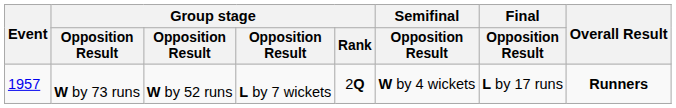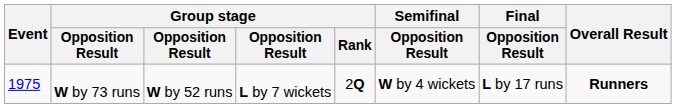(24, 84) 1957 -> (24, 84) 1975
